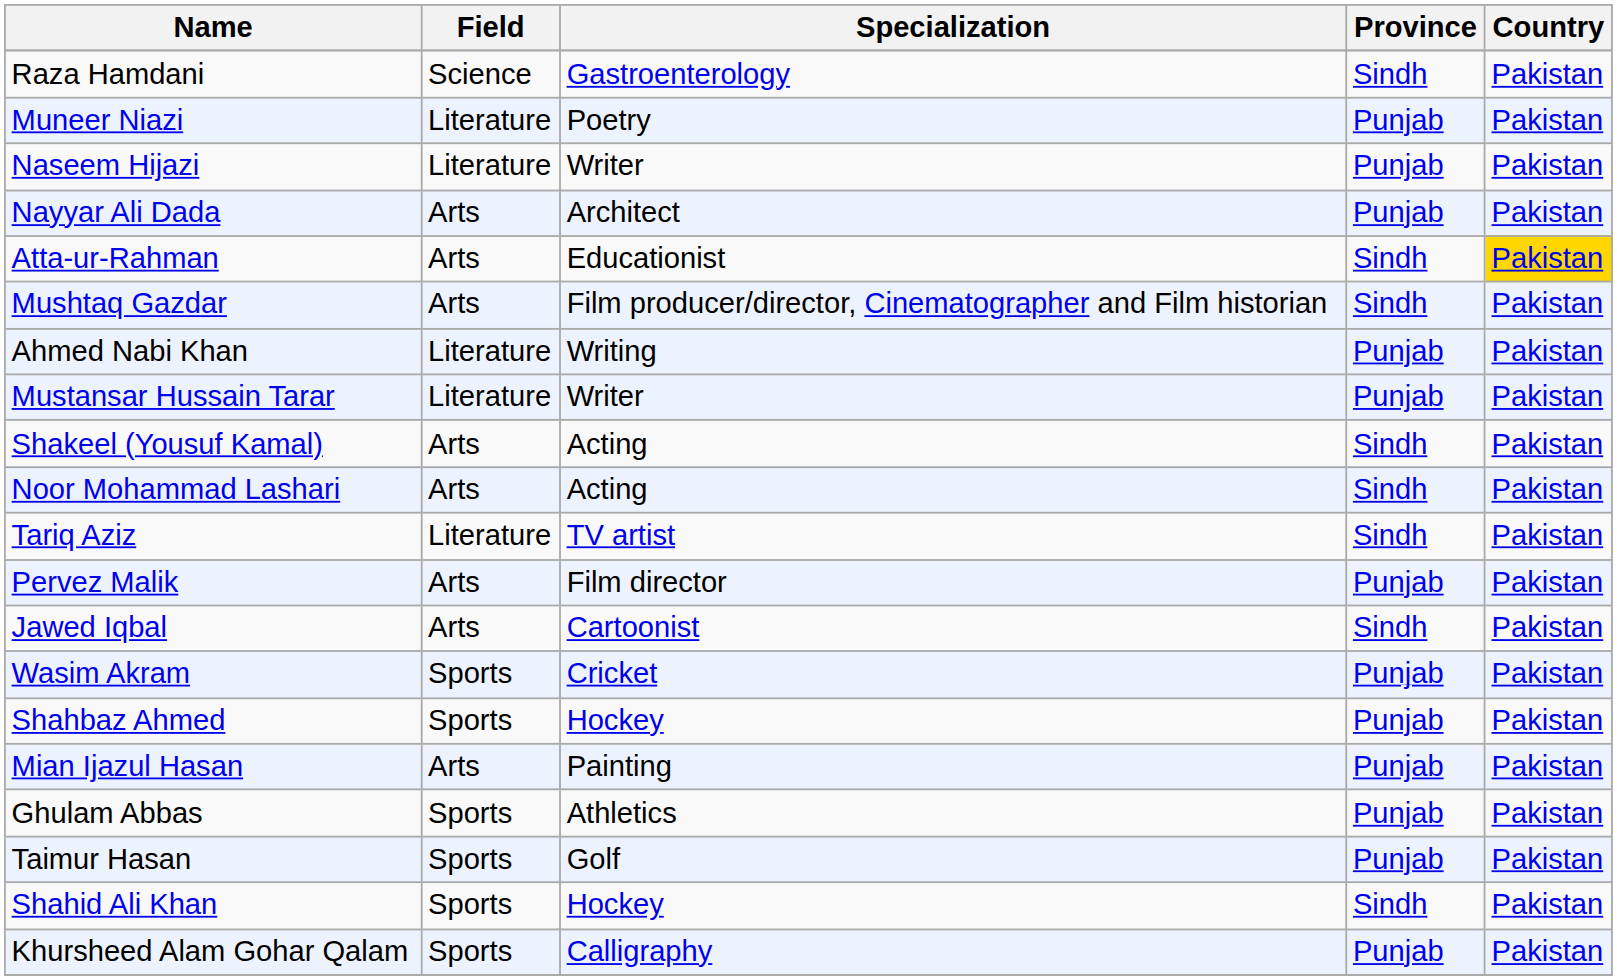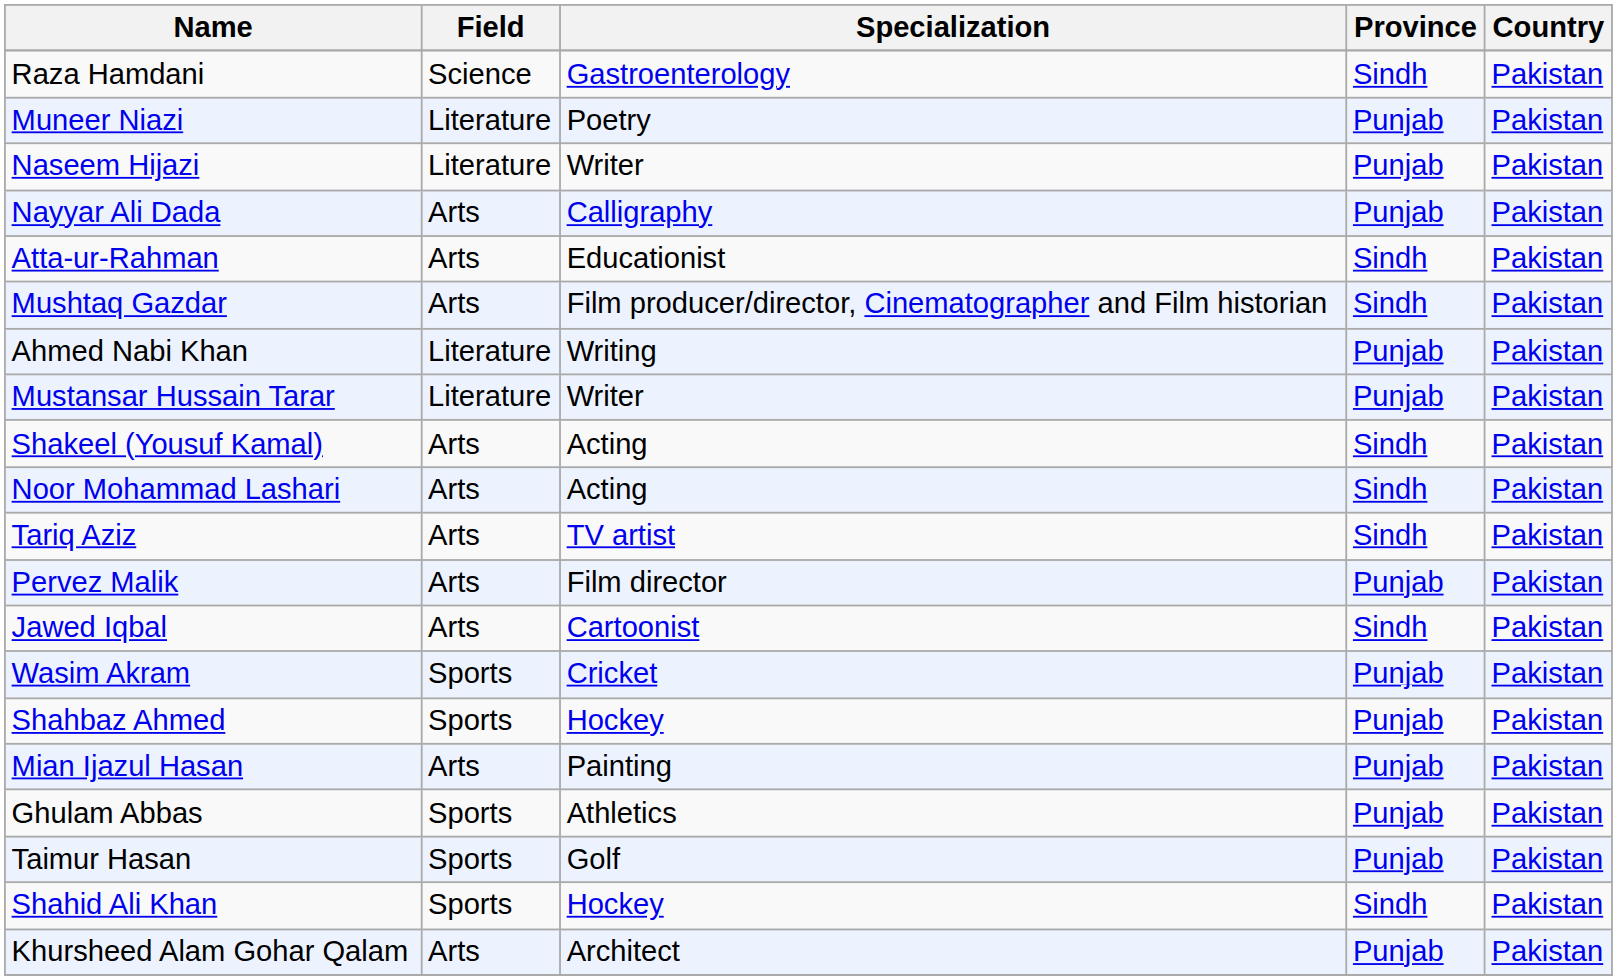(623, 212) Architect -> (639, 212) Calligraphy
(1547, 258) gold background -> (1547, 258) no background
(490, 535) Literature -> (454, 535) Arts
(470, 951) Sports -> (454, 951) Arts
(639, 951) Calligraphy -> (623, 951) Architect
